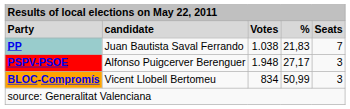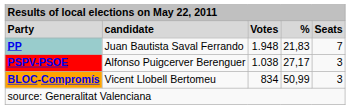(265, 46) 1.038 -> (265, 46) 1.948
(265, 63) 1.948 -> (265, 63) 1.038
